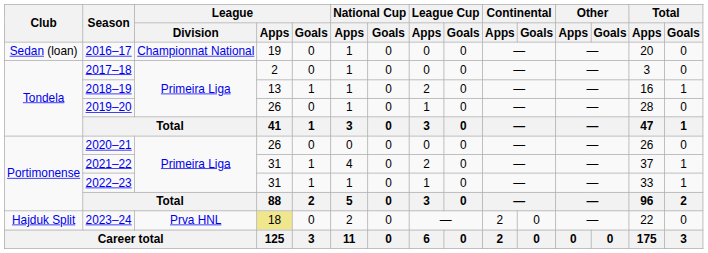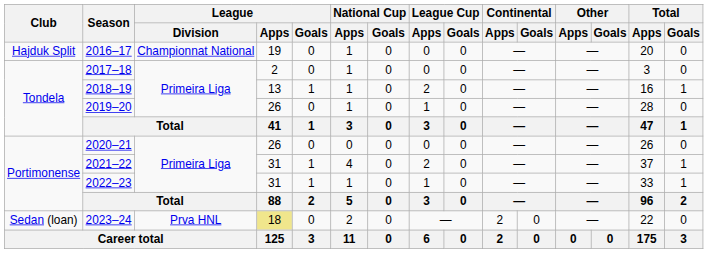(44, 51) Sedan (loan) -> (44, 51) Hajduk Split
(44, 220) Hajduk Split -> (44, 220) Sedan (loan)
